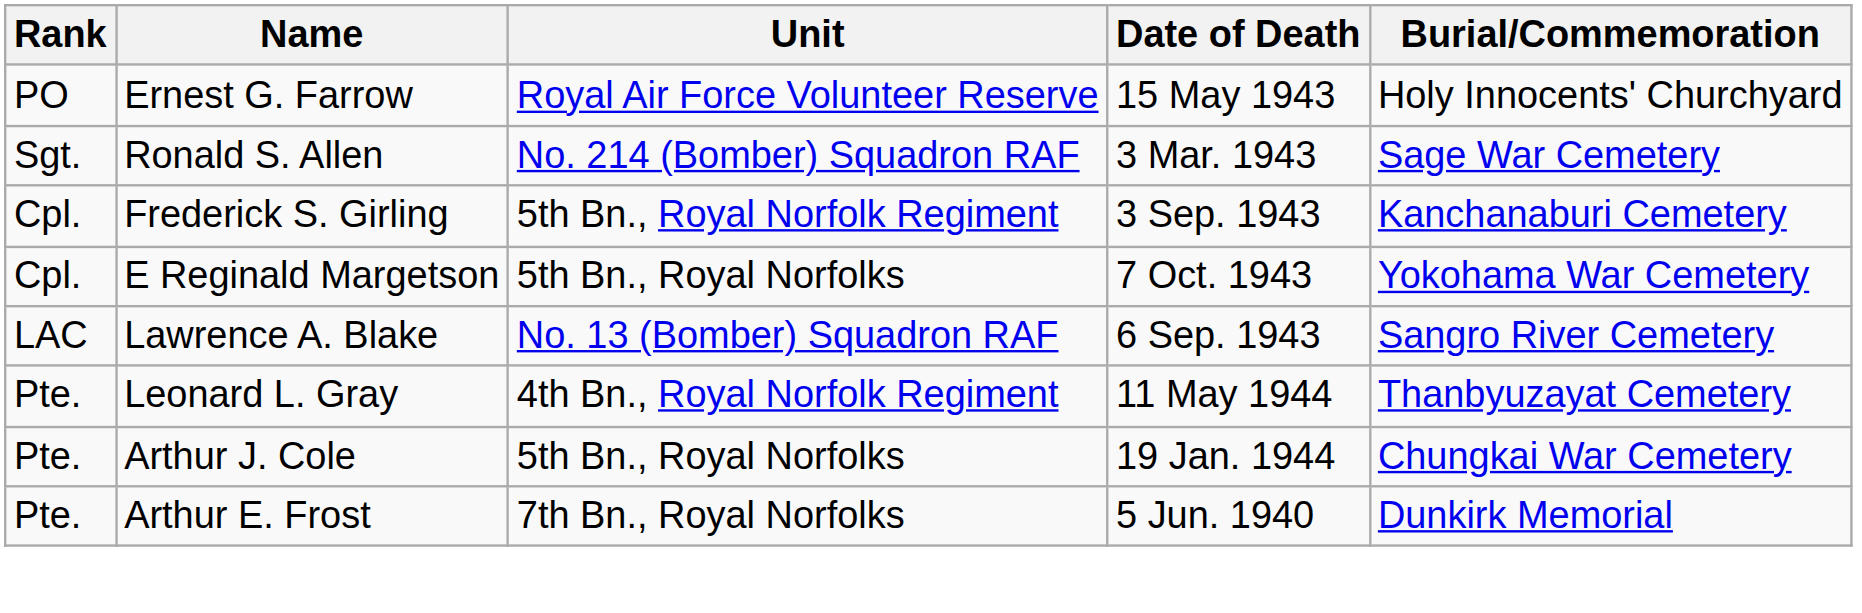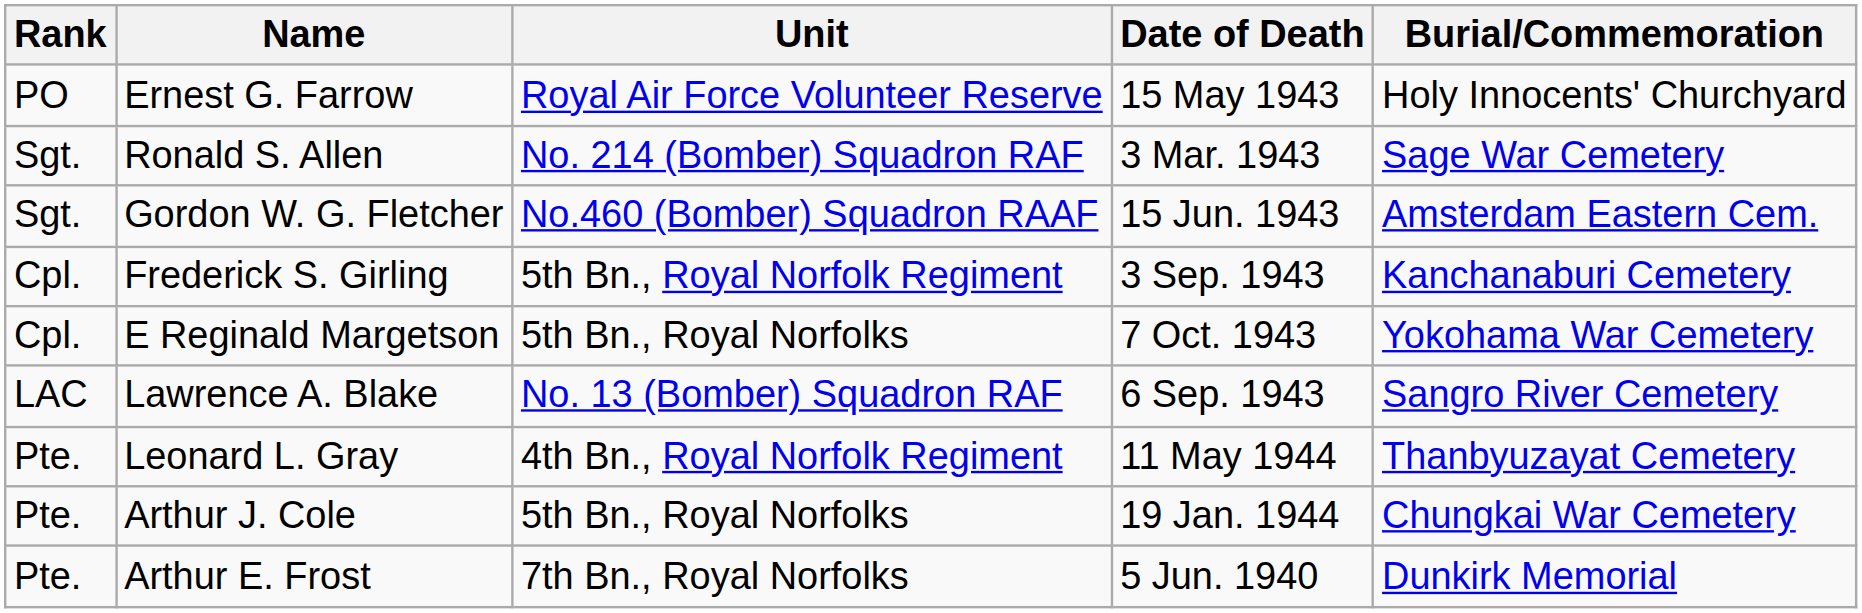+ row: (314, 214)
